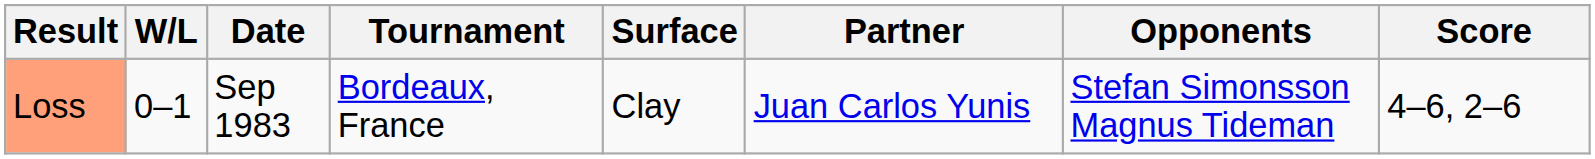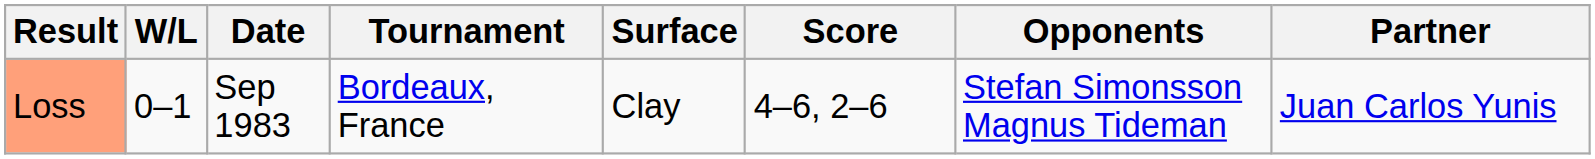columns swapped: (904, 31) <-> (1484, 31)
